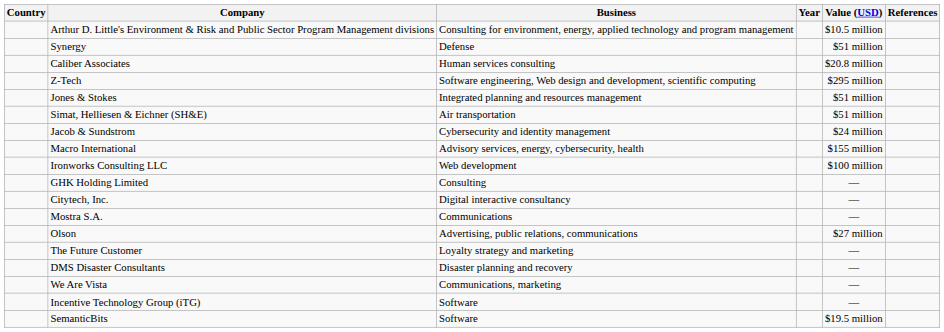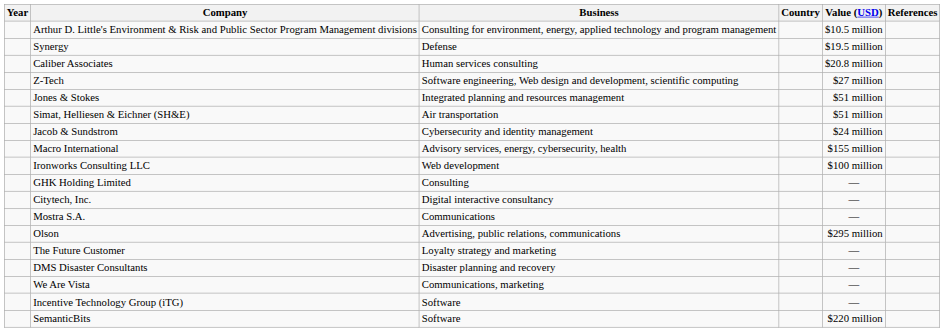columns swapped: (809, 13) <-> (26, 13)
(858, 47) $51 million -> (854, 47) $19.5 million
(855, 81) $295 million -> (858, 81) $27 million
(858, 234) $27 million -> (855, 234) $295 million
(854, 319) $19.5 million -> (855, 319) $220 million
